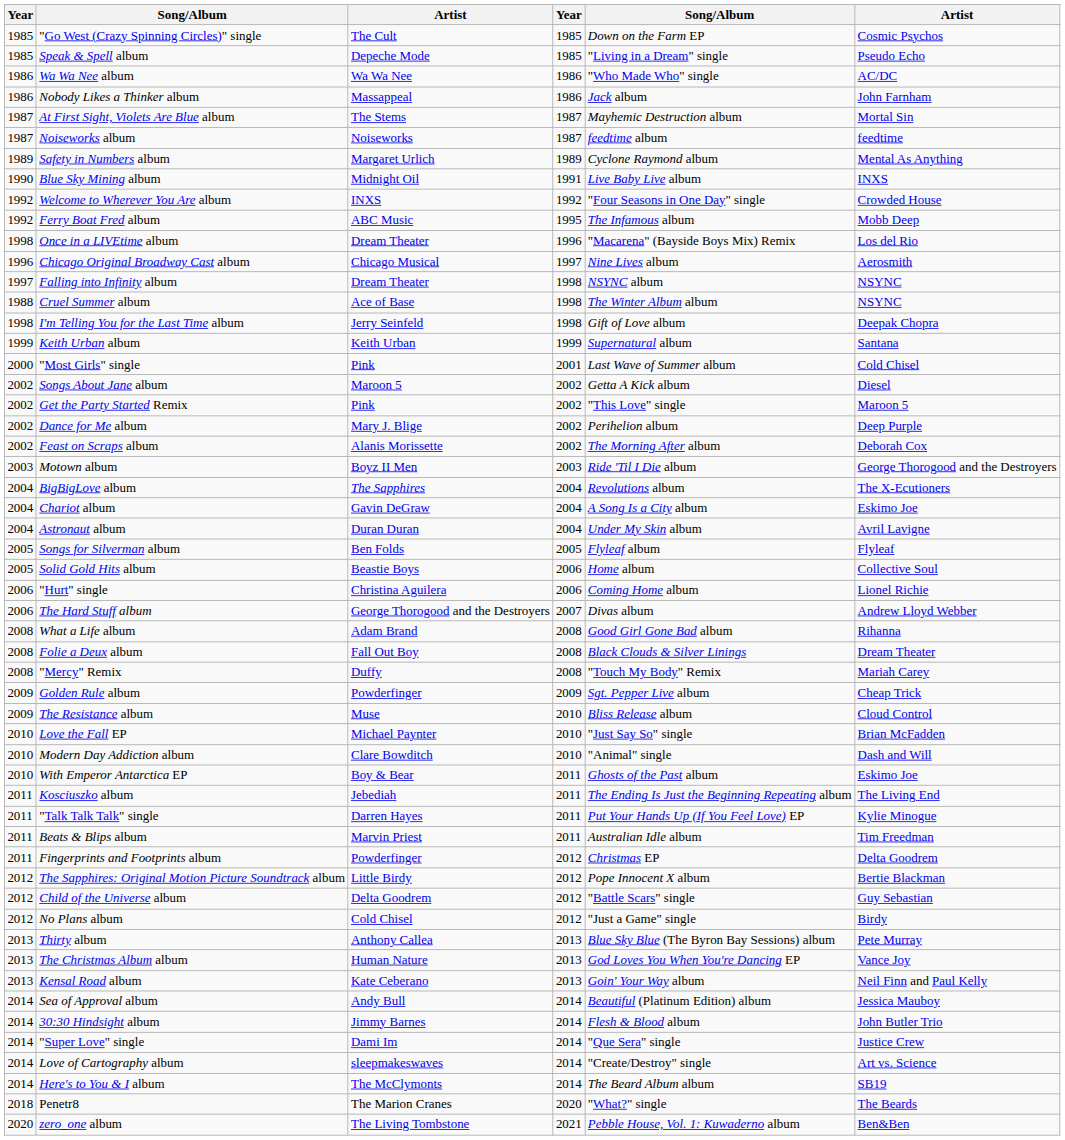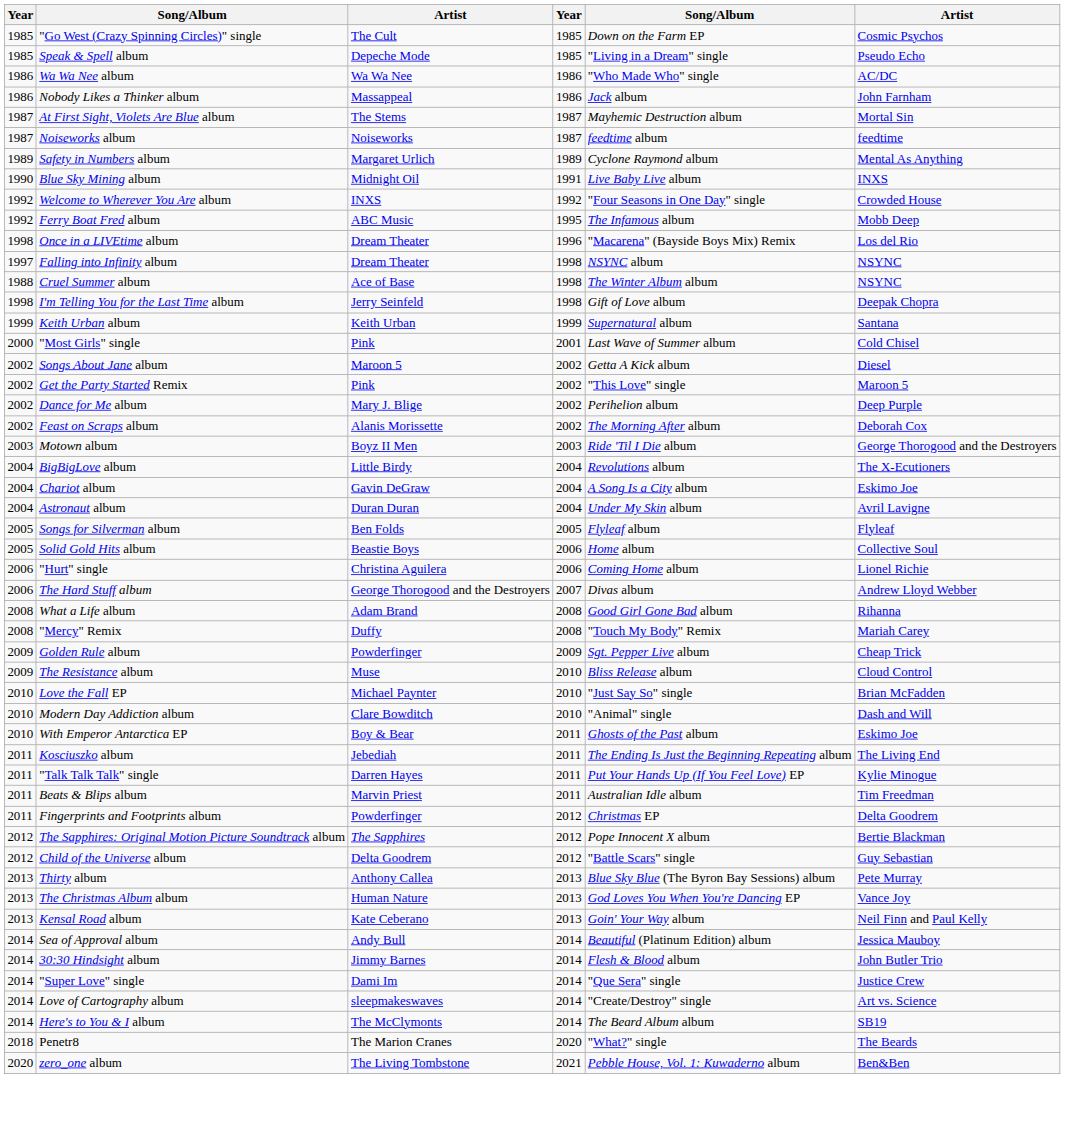- row: (145, 261)
(388, 487) The Sapphires -> (381, 466) Little Birdy
- row: (91, 651)
(381, 878) Little Birdy -> (388, 836) The Sapphires
- row: (81, 919)
